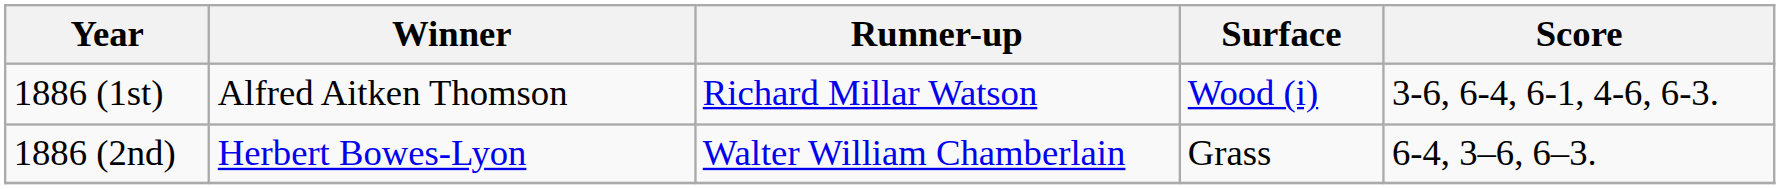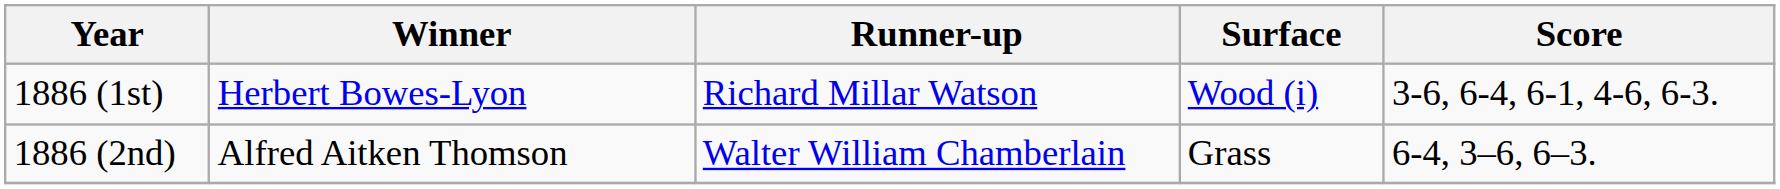(393, 92) Alfred Aitken Thomson -> (372, 92) Herbert Bowes-Lyon
(372, 151) Herbert Bowes-Lyon -> (393, 151) Alfred Aitken Thomson
